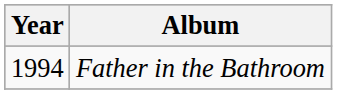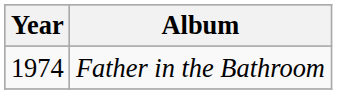(37, 67) 1994 -> (37, 67) 1974
